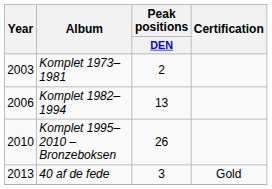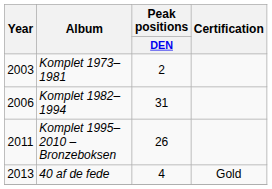(162, 102) 13 -> (162, 102) 31
(20, 142) 2010 -> (20, 142) 2011
(162, 174) 3 -> (162, 174) 4
